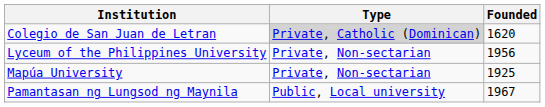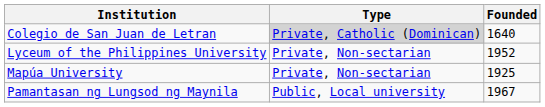(501, 34) 1620 -> (501, 34) 1640
(501, 53) 1956 -> (501, 53) 1952
